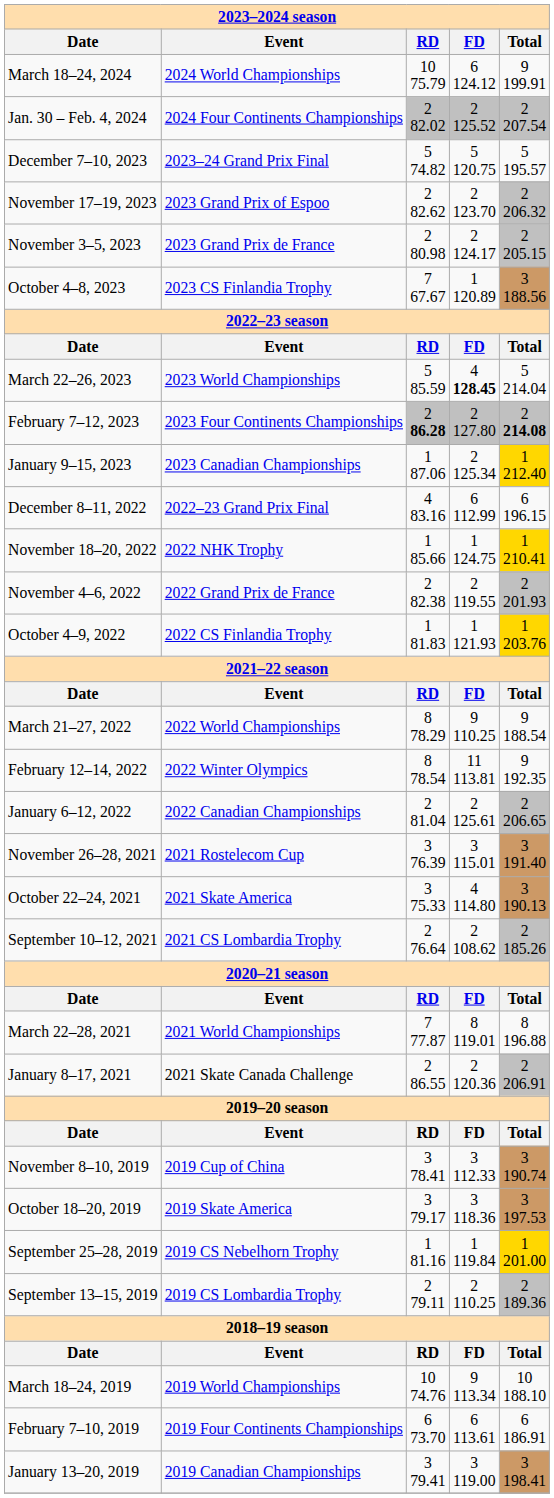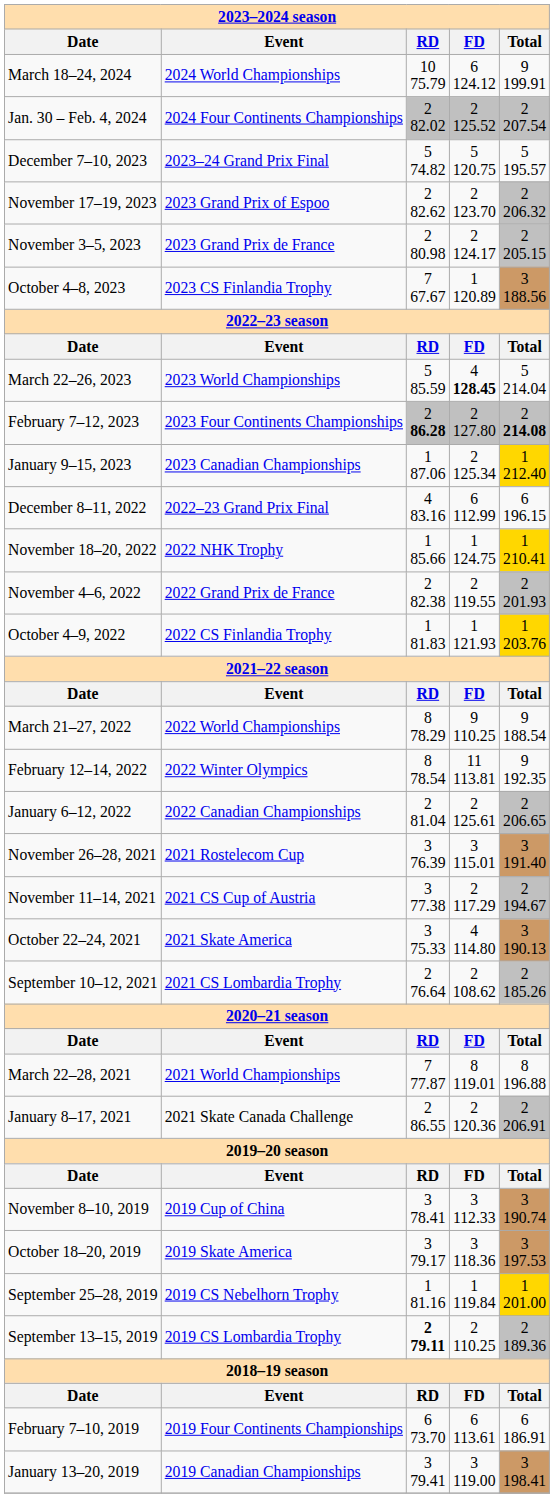+ row: (82, 897)
(428, 1294) normal -> (428, 1337) bold
- row: (70, 1386)
